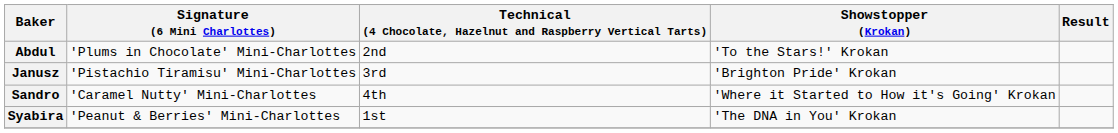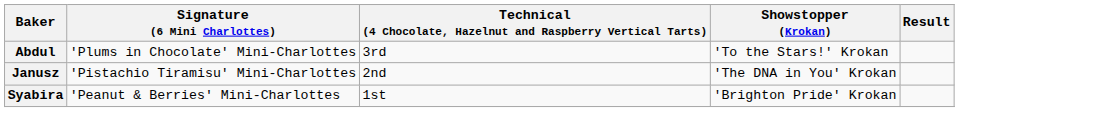(374, 52) 2nd -> (374, 52) 3rd
(374, 74) 3rd -> (374, 74) 2nd
(805, 74) 'Brighton Pride' Krokan -> (805, 74) 'The DNA in You' Krokan
- row: (36, 95)
(805, 117) 'The DNA in You' Krokan -> (805, 95) 'Brighton Pride' Krokan
